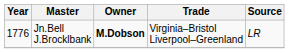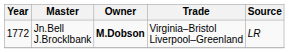(18, 34) 1776 -> (18, 34) 1772
